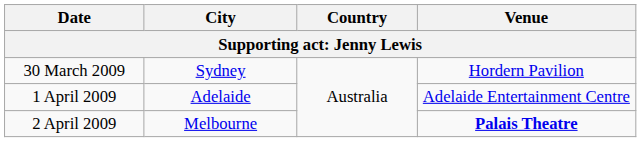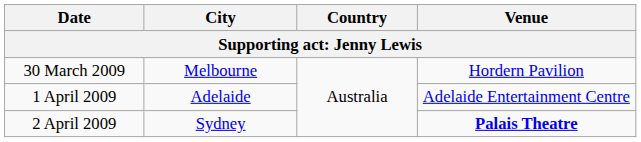(221, 70) Sydney -> (221, 70) Melbourne
(221, 123) Melbourne -> (221, 123) Sydney
